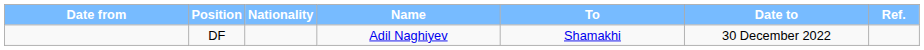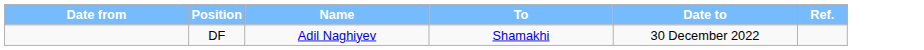- column: (281, 15)
